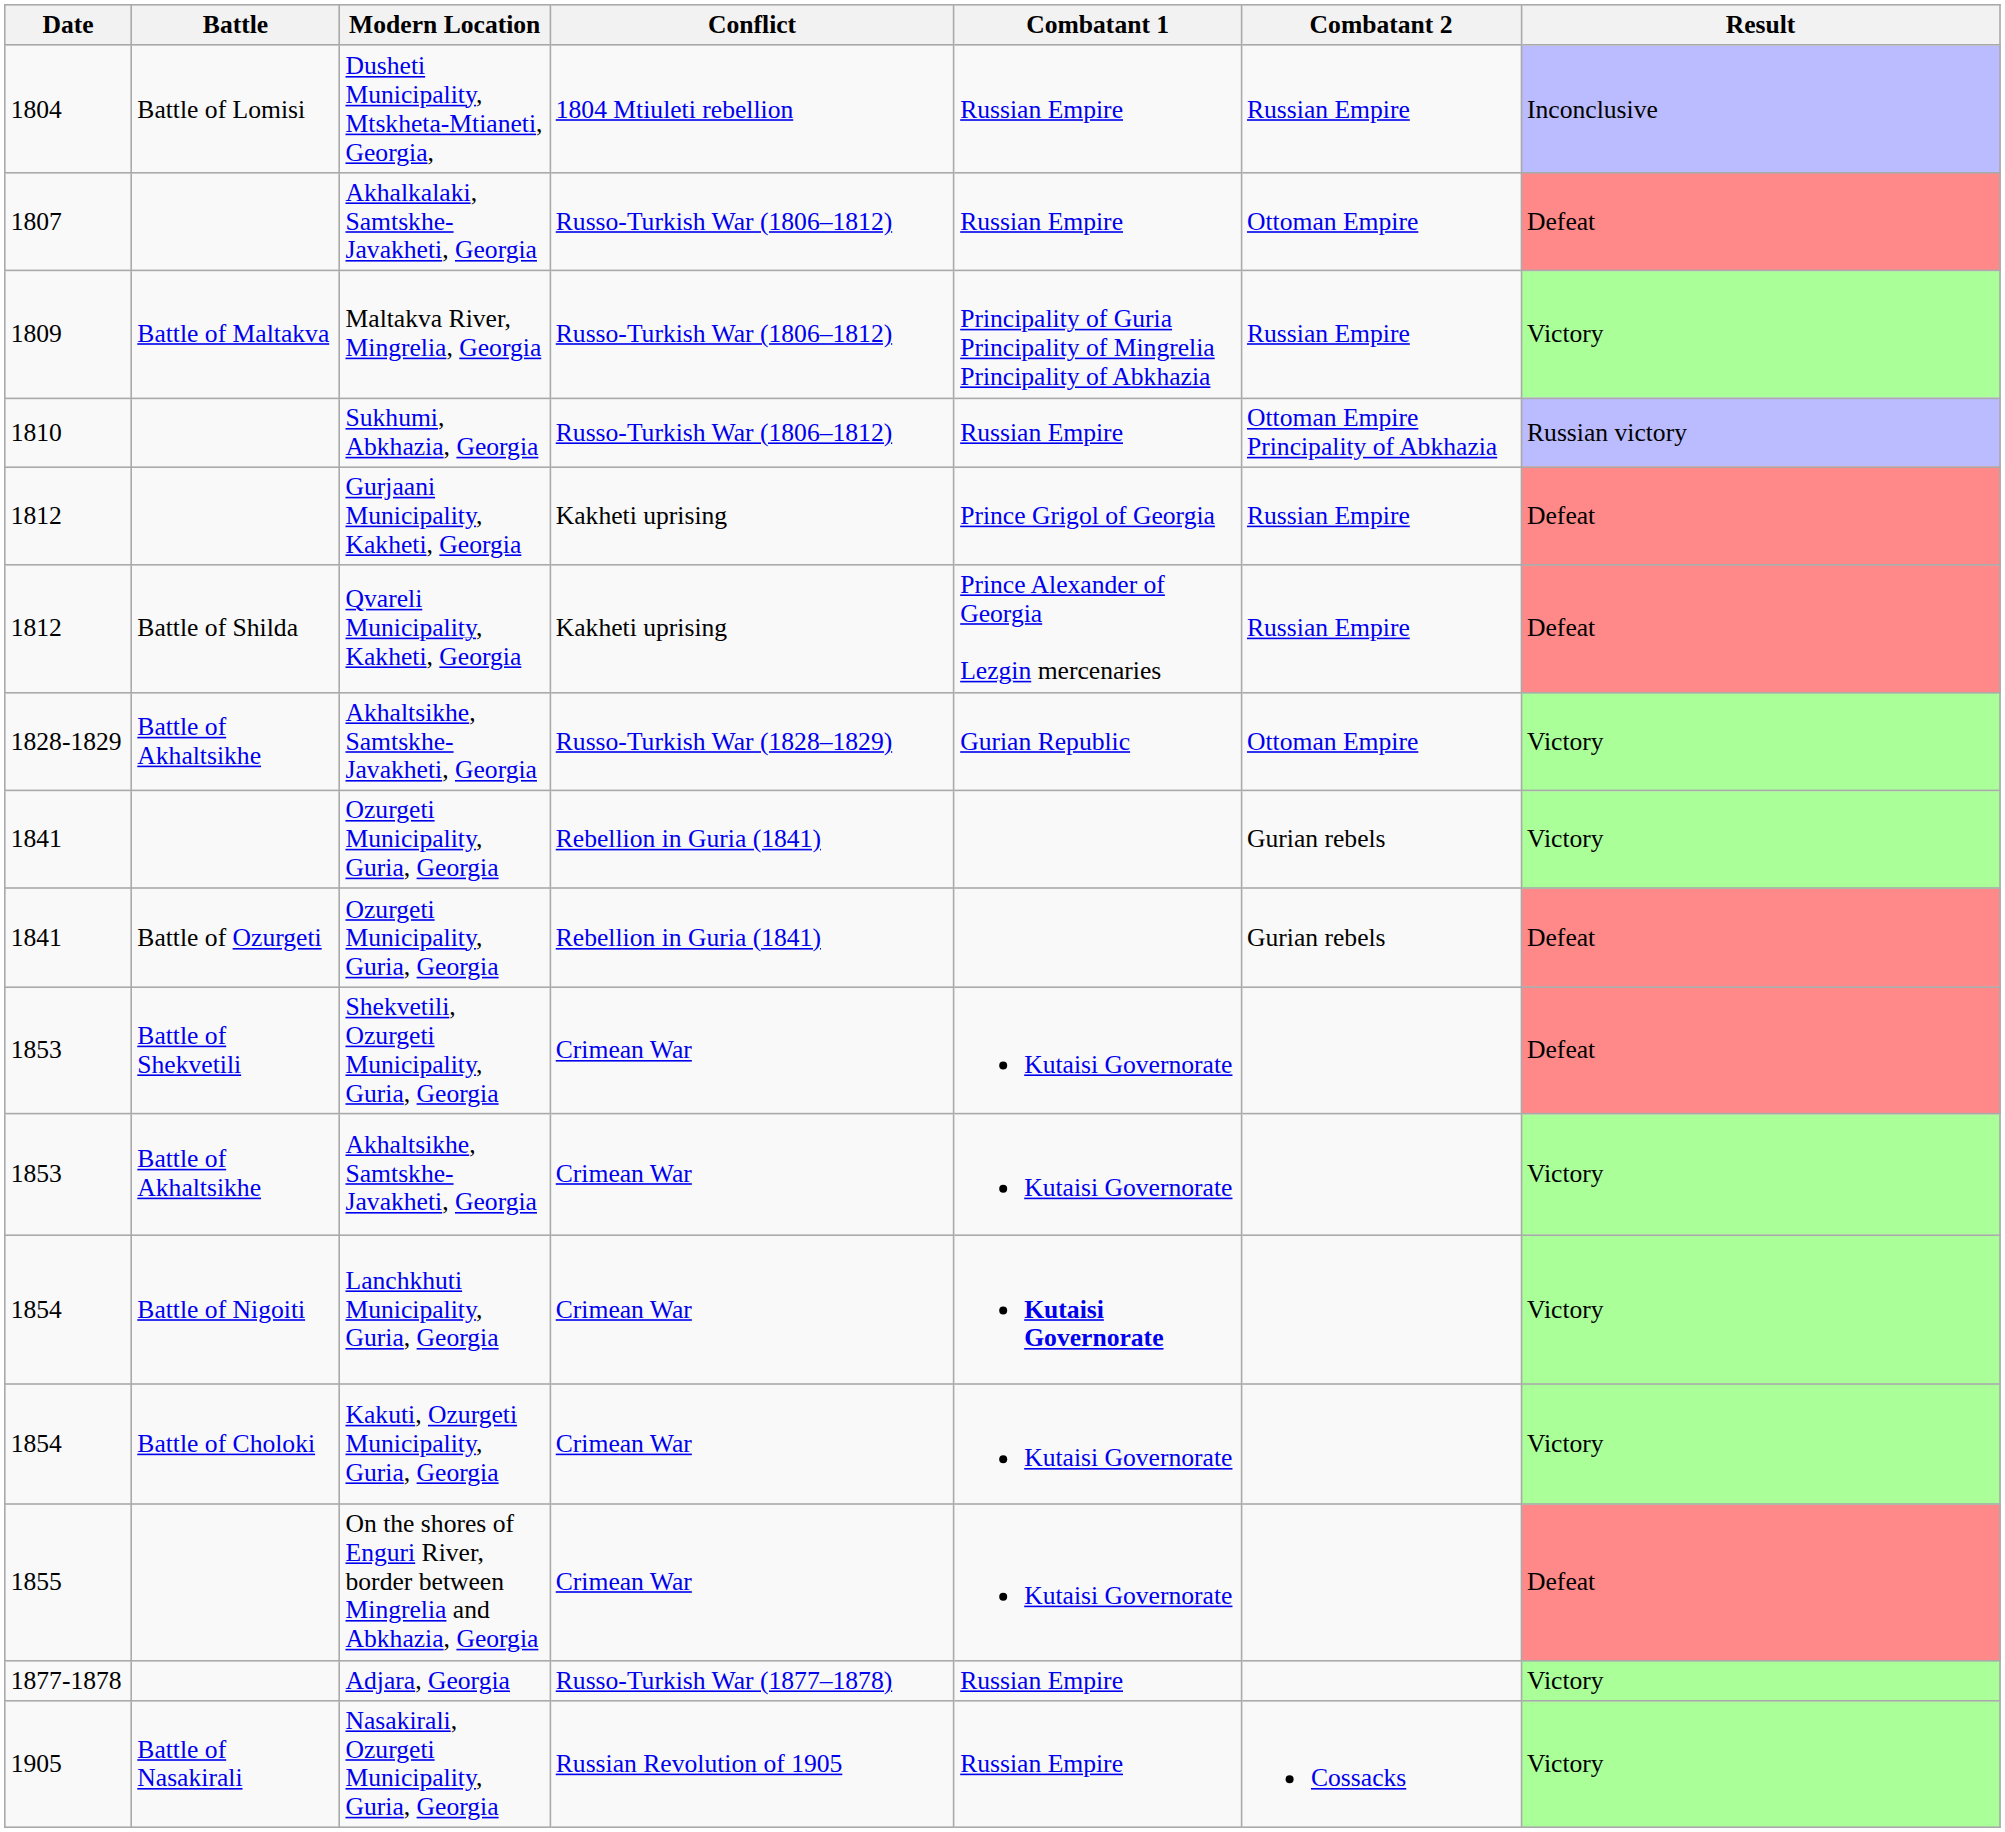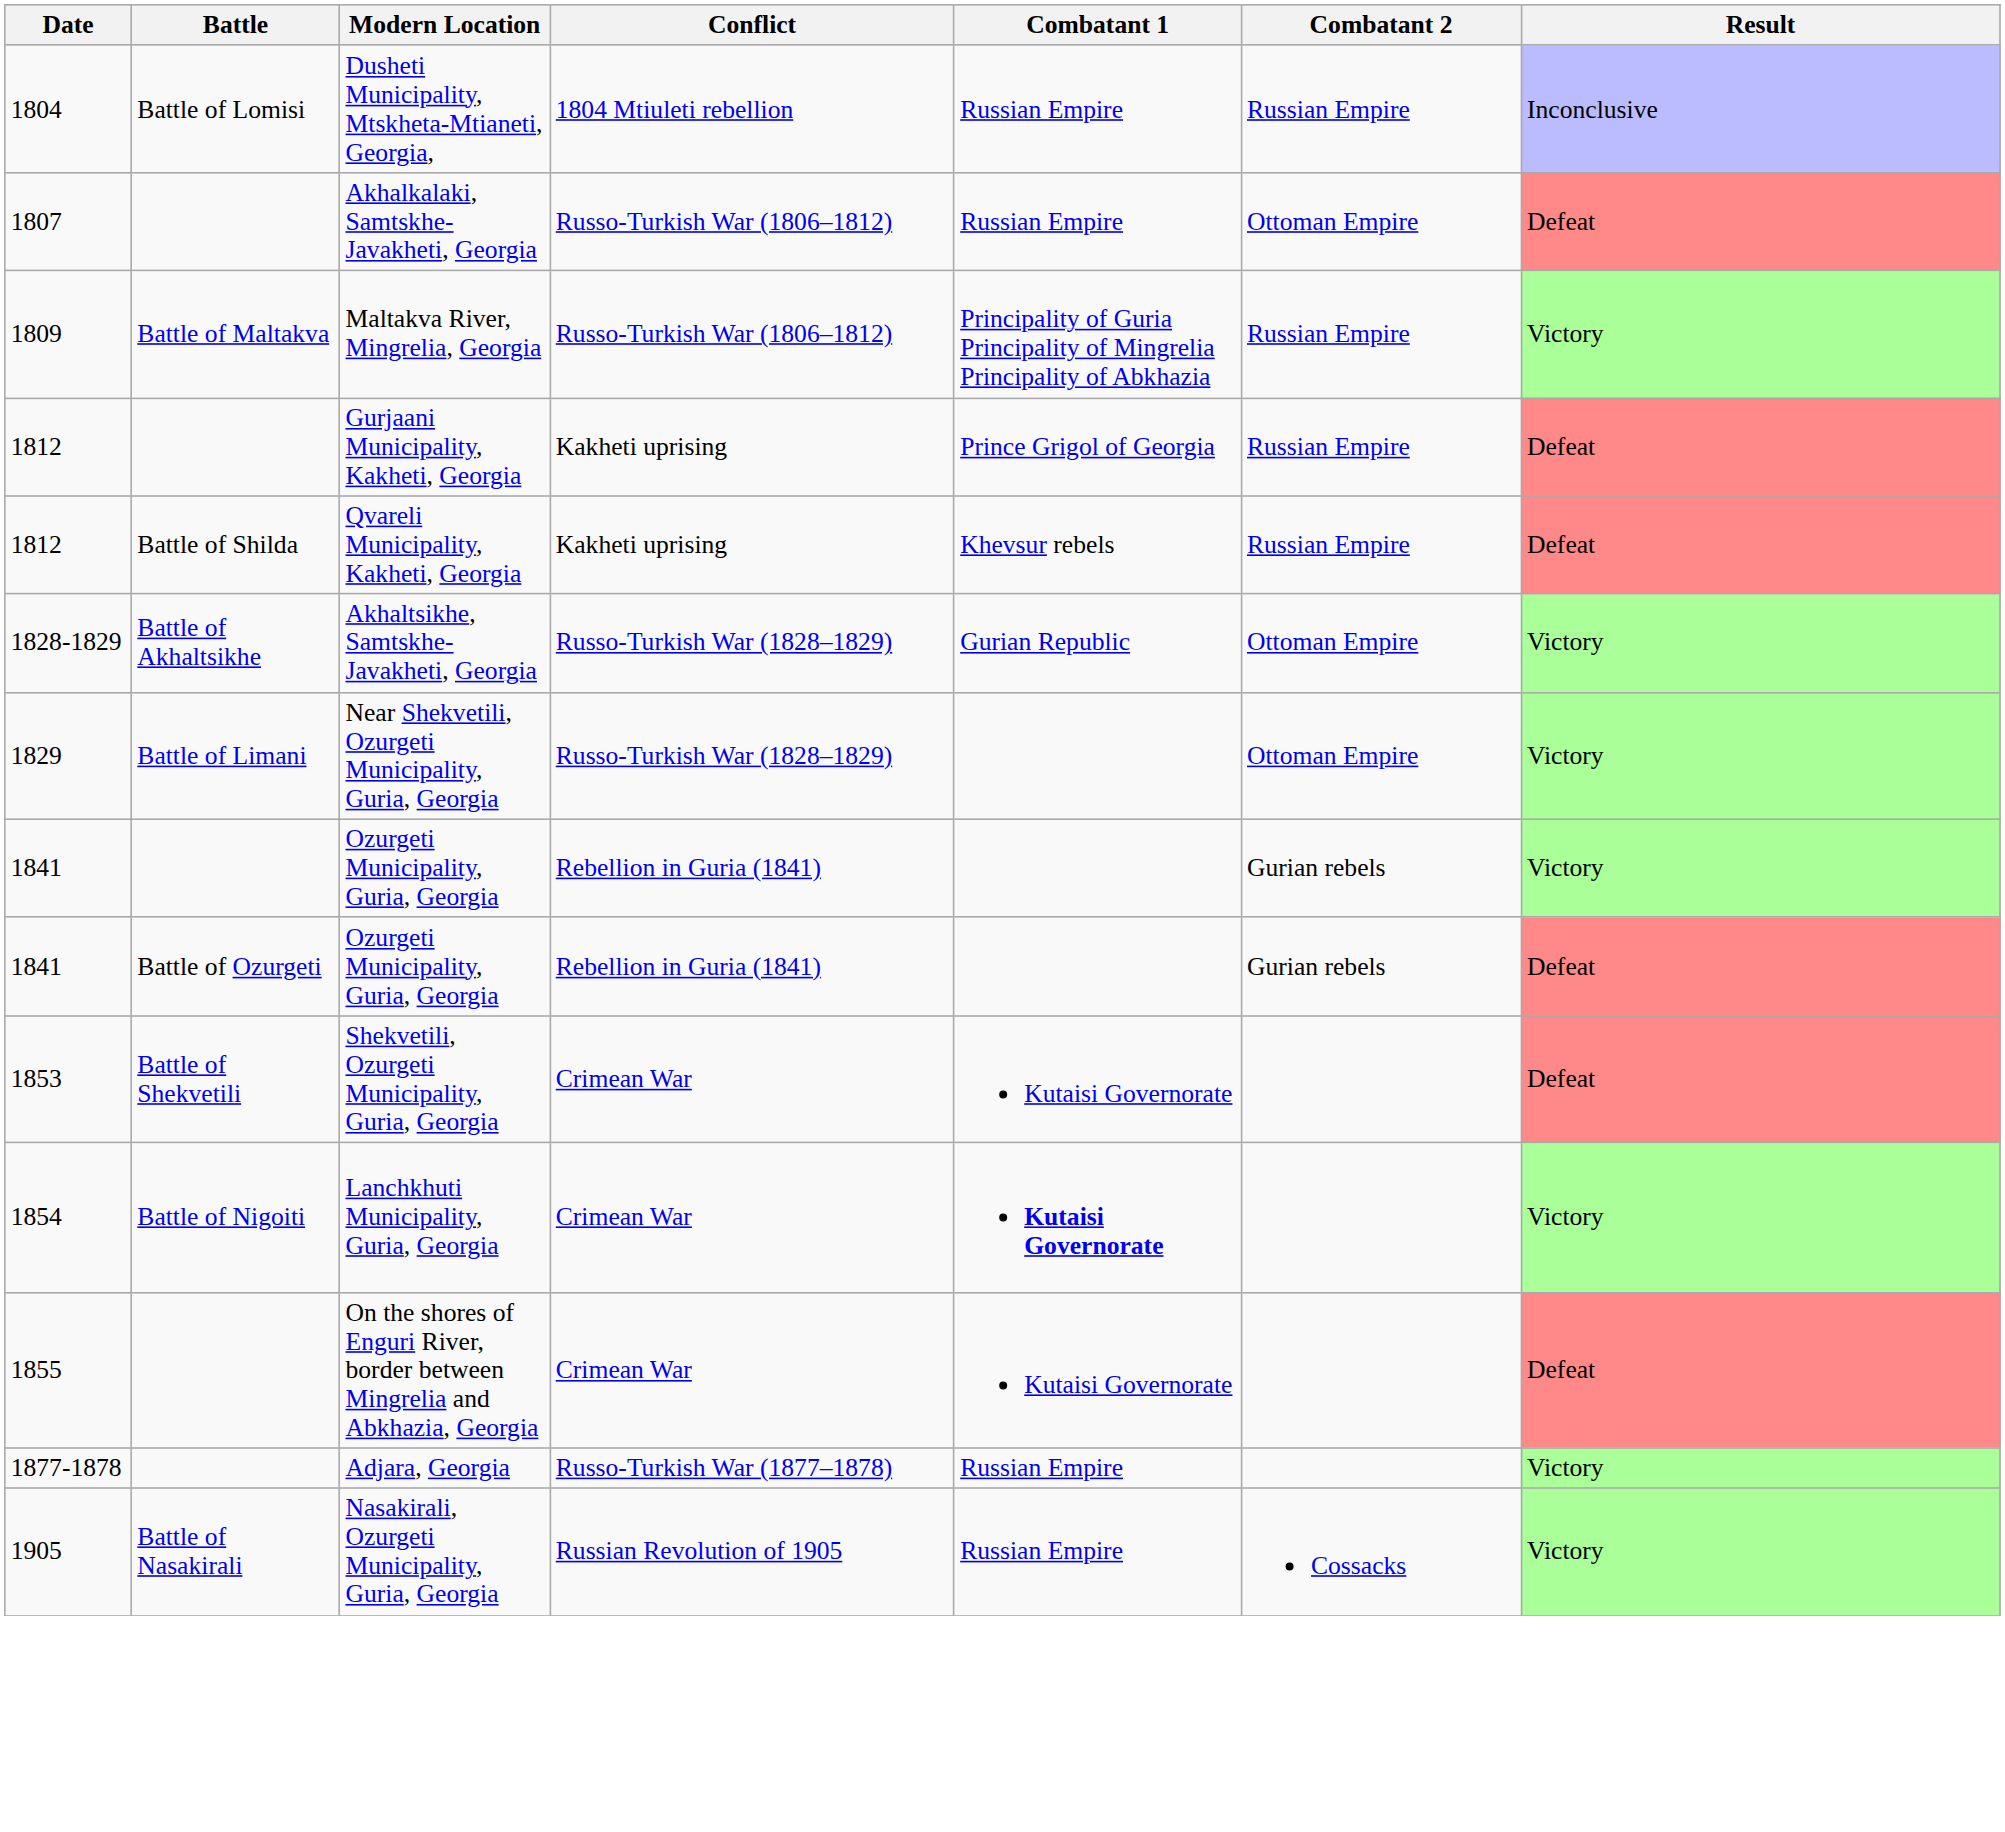- row: (36, 432)
(1063, 628) Prince Alexander of Georgia Lezgin mercenaries -> (1037, 544) Khevsur rebels
+ row: (36, 755)
- row: (36, 1173)
- row: (36, 1443)
